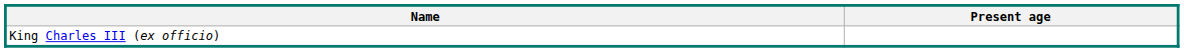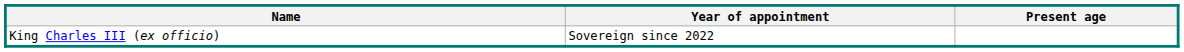+ column: (760, 16)
